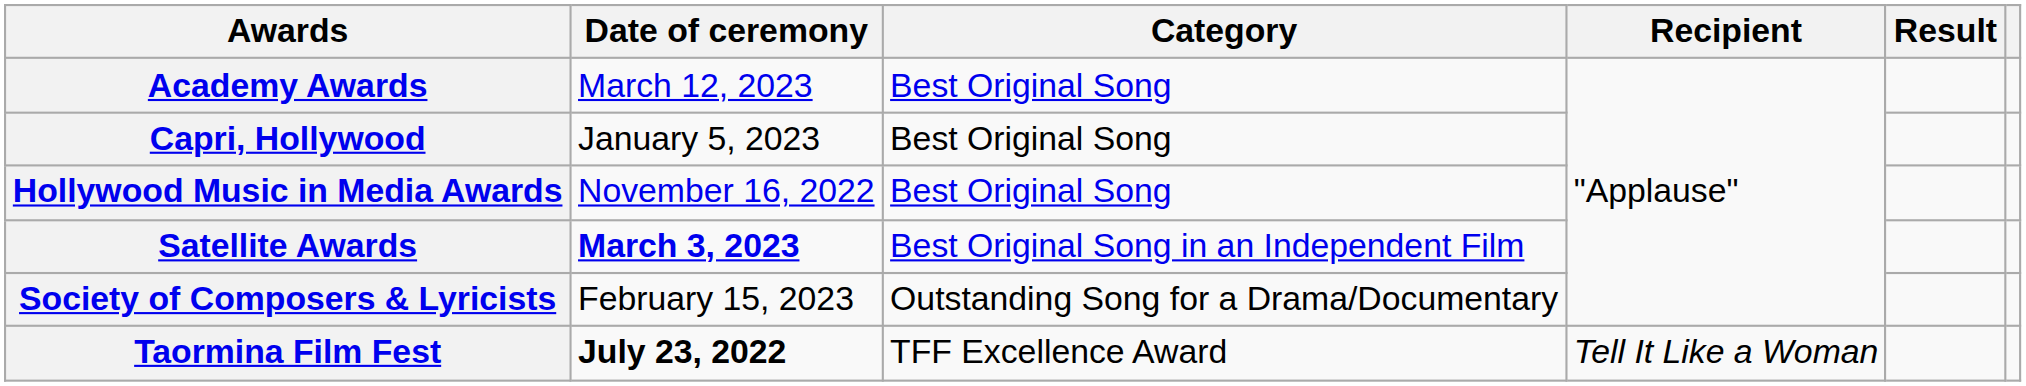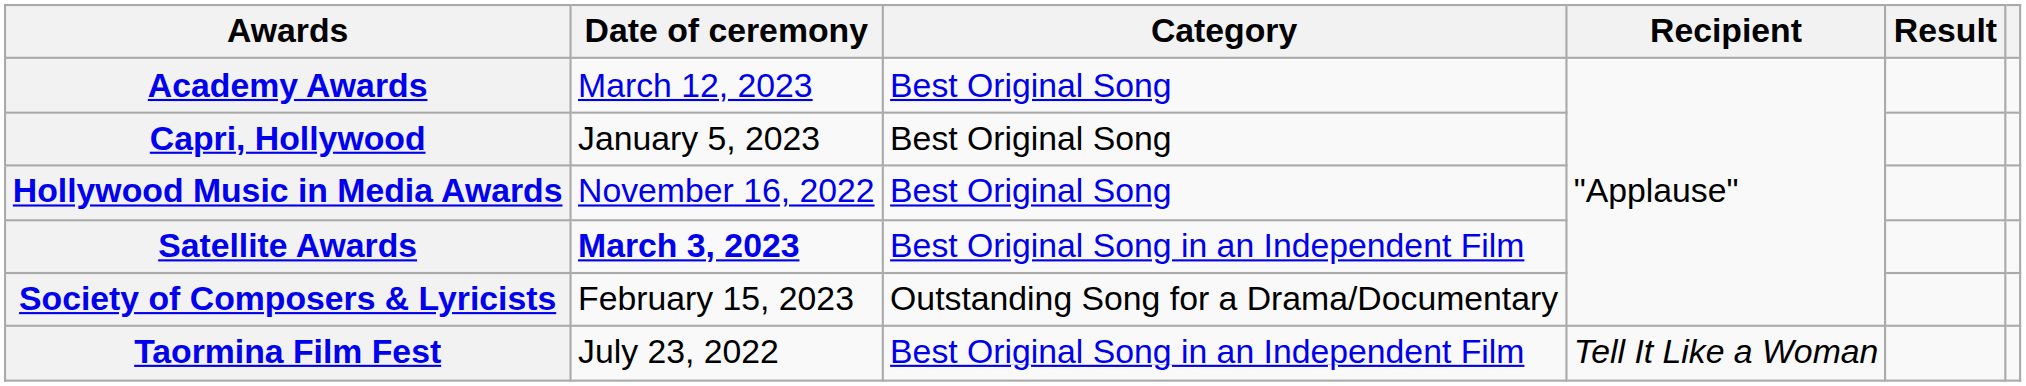(682, 352) bold -> (678, 352) normal
(1059, 352) TFF Excellence Award -> (1207, 352) Best Original Song in an Independent Film
